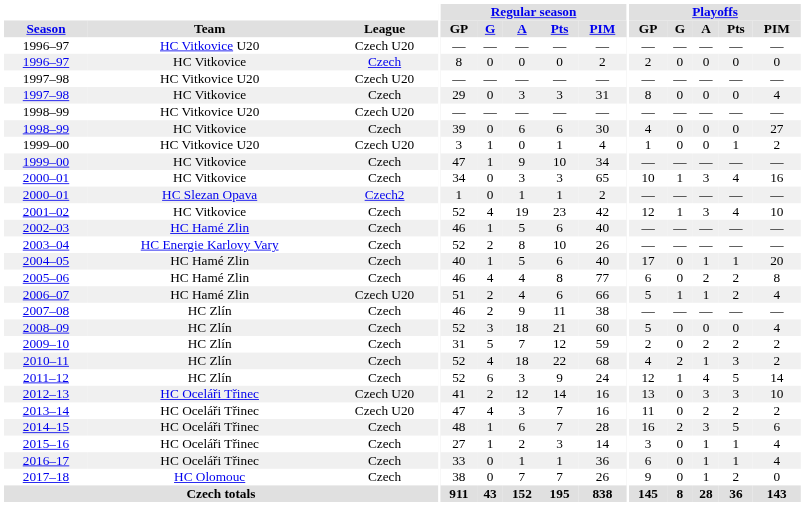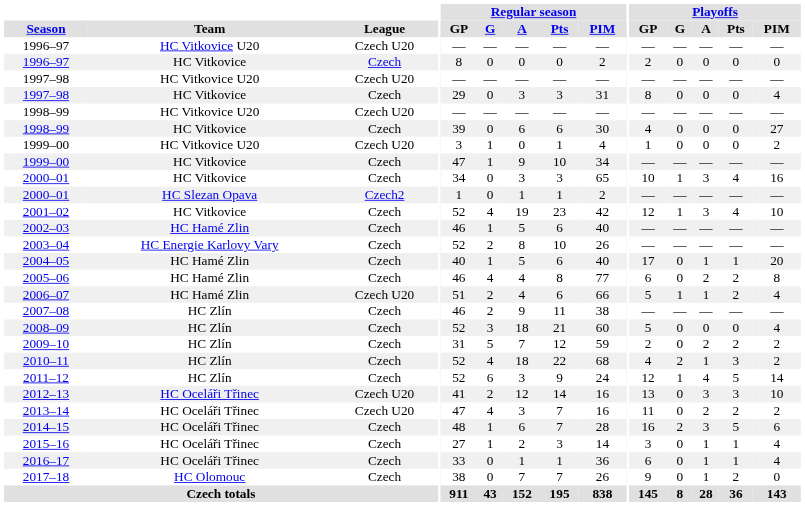(736, 145) 1 -> (736, 145) 0
